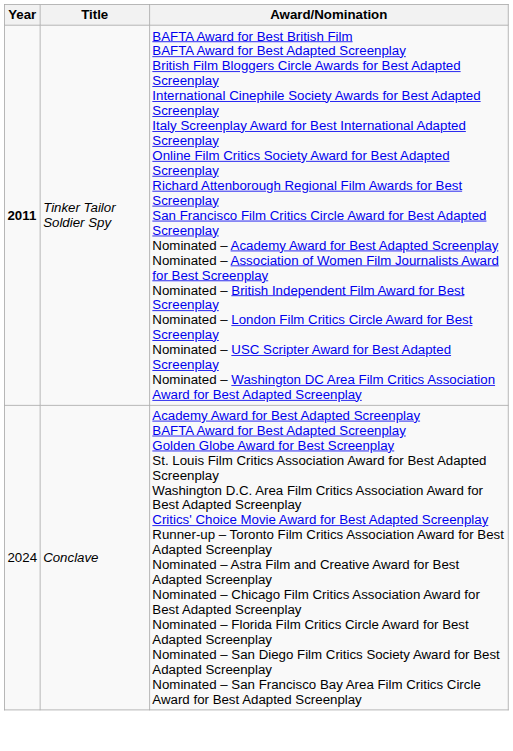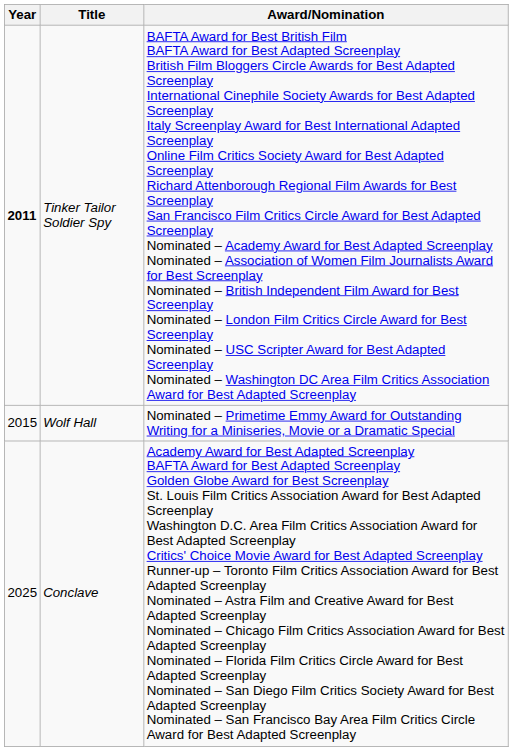+ row: (70, 423)
(22, 557) 2024 -> (22, 593) 2025
